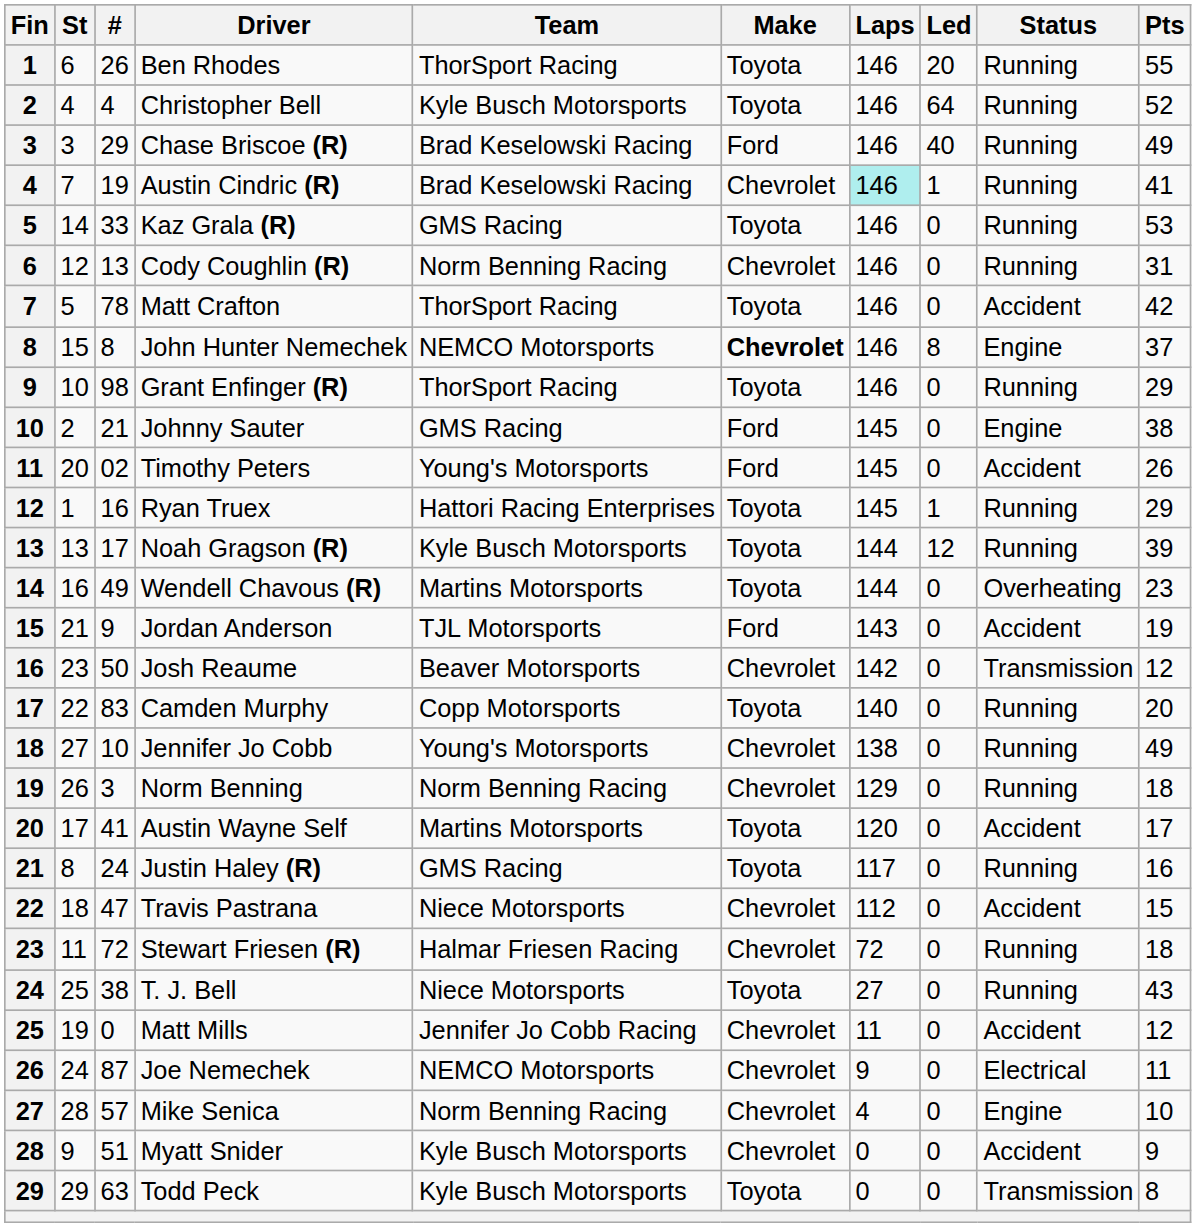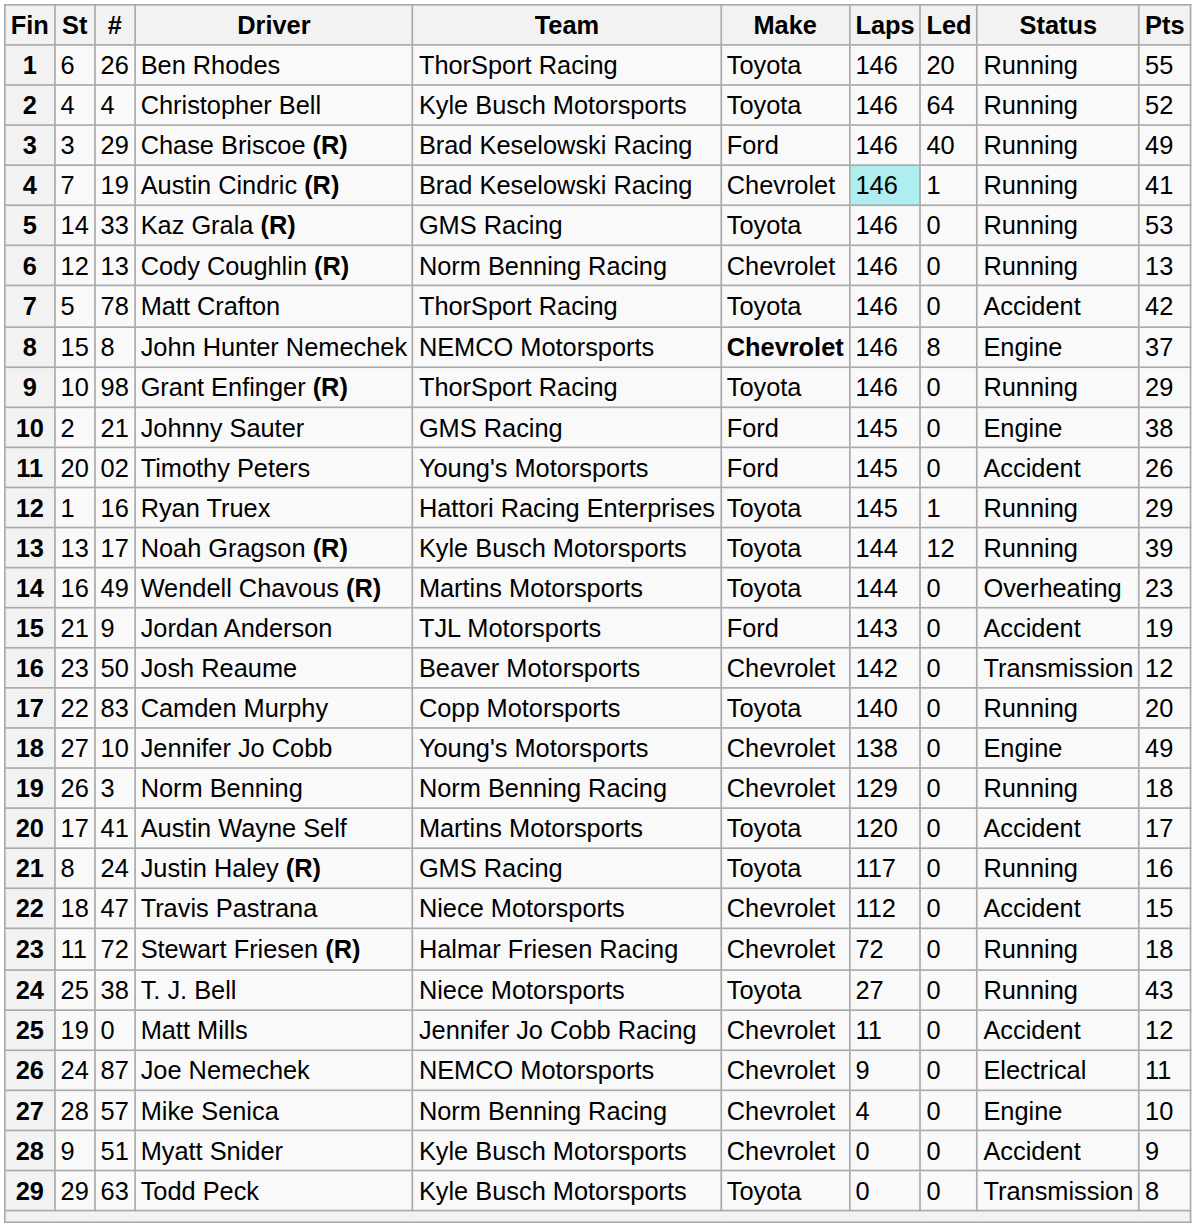(1159, 266) 31 -> (1159, 266) 13
(1031, 748) Running -> (1023, 748) Engine
